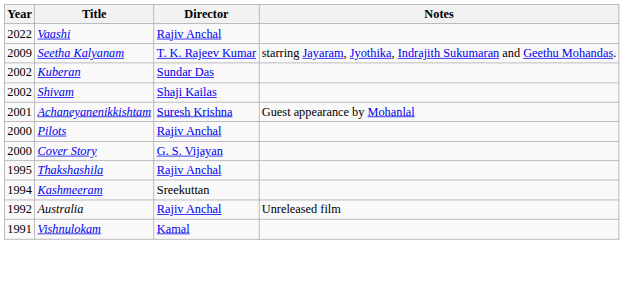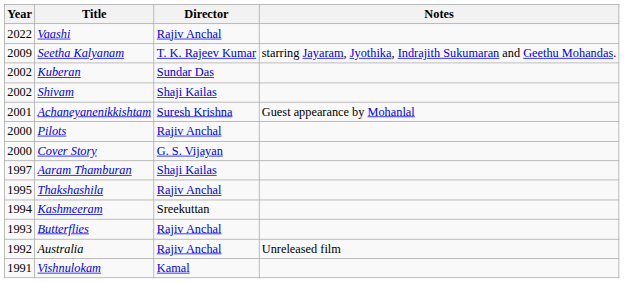+ row: (85, 170)
+ row: (63, 229)
